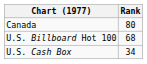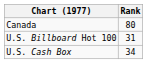(130, 38) 68 -> (130, 38) 31
